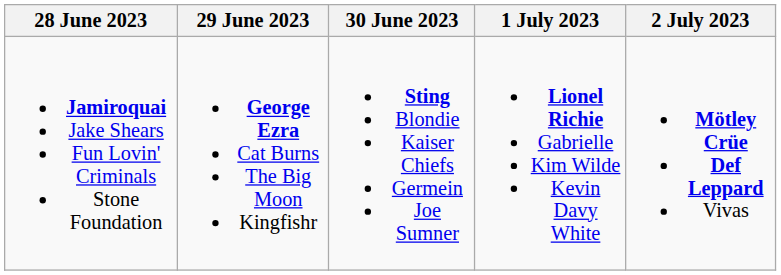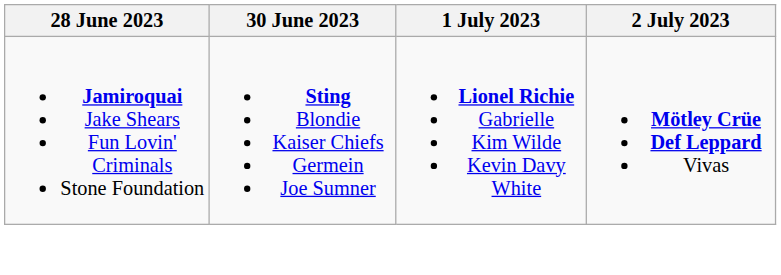- column: (253, 20)
